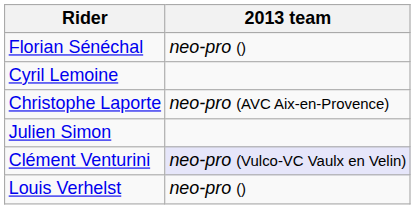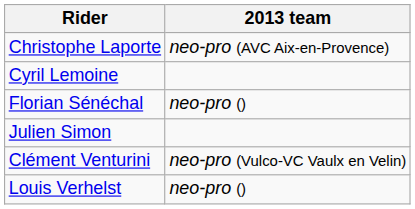rows swapped: (85, 103) <-> (76, 47)
(288, 160) lavender background -> (288, 160) no background
